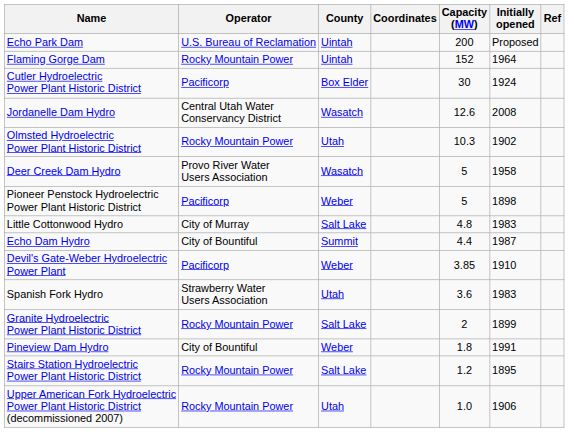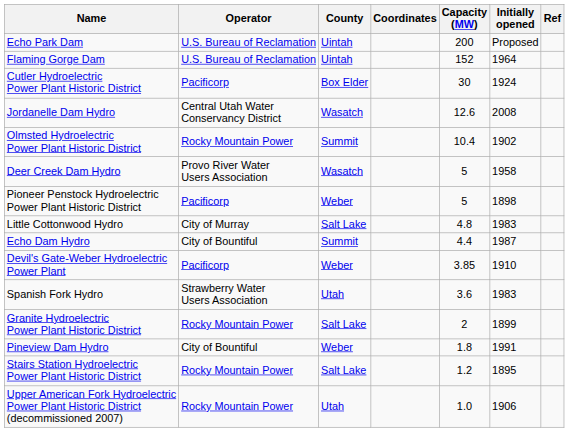(237, 59) Rocky Mountain Power -> (249, 59) U.S. Bureau of Reclamation
(333, 142) Utah -> (339, 142) Summit
(464, 142) 10.3 -> (464, 142) 10.4
